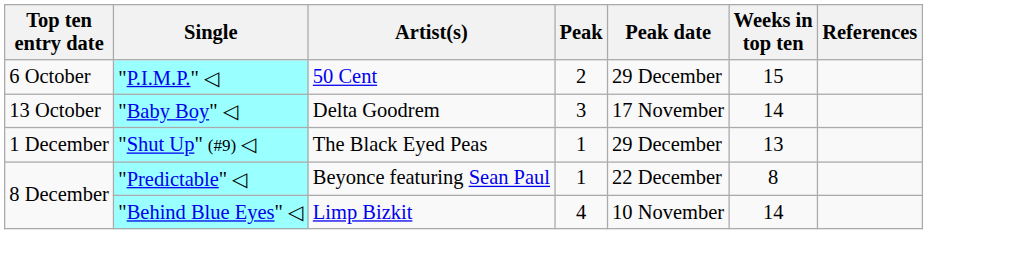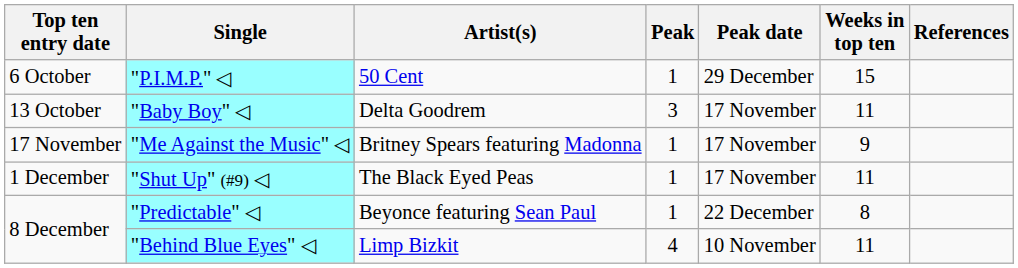(581, 76) 2 -> (673, 76) 1
(773, 110) 14 -> (865, 110) 11
+ row: (240, 145)
(667, 144) 29 December -> (760, 178) 17 November
(773, 144) 13 -> (865, 178) 11
(773, 211) 14 -> (865, 245) 11
